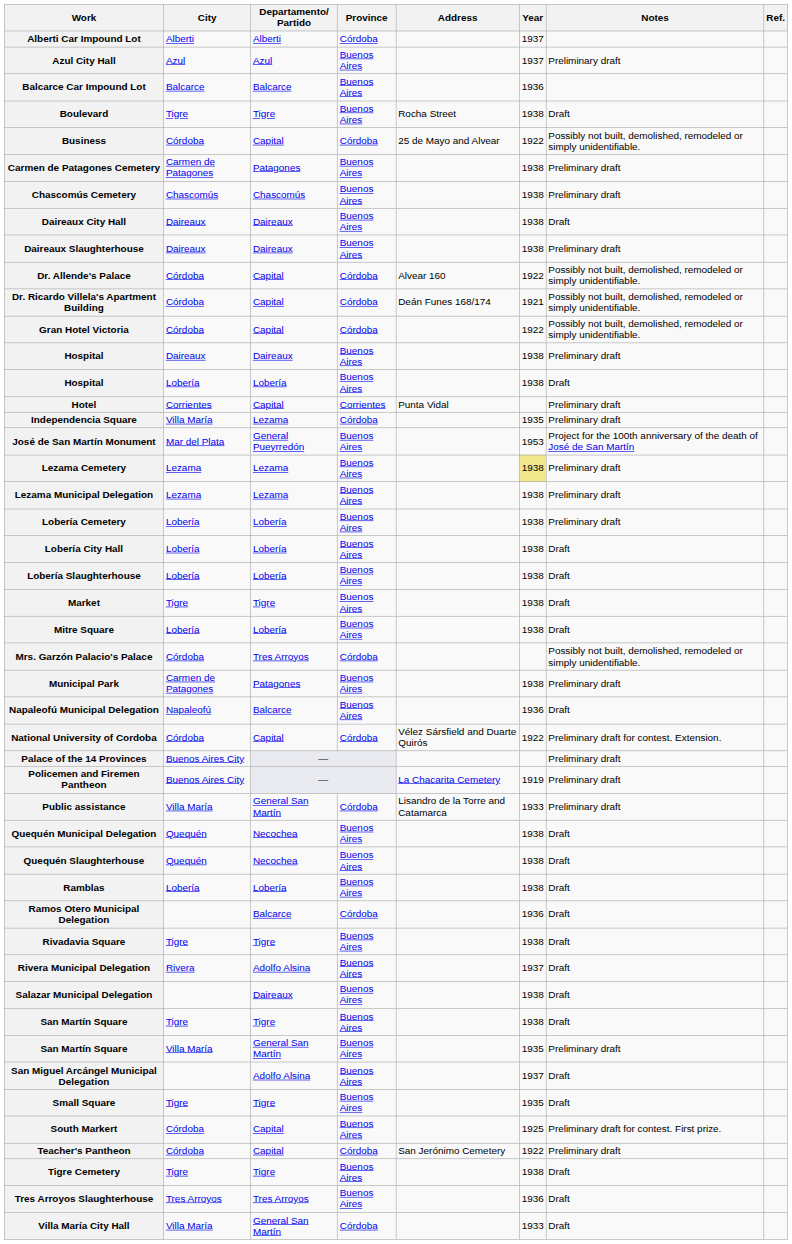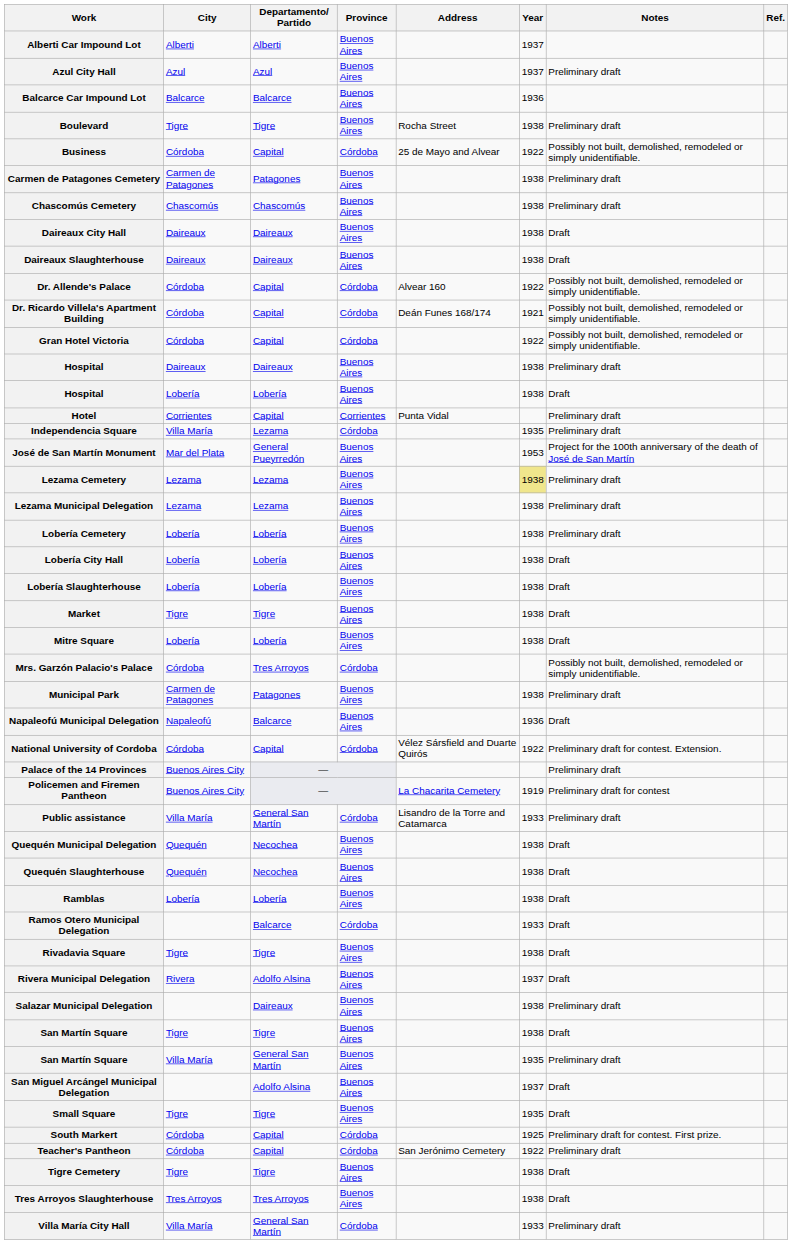(359, 39) Córdoba -> (357, 44) Buenos Aires
(559, 114) Draft -> (584, 125) Preliminary draft
(584, 248) Preliminary draft -> (559, 259) Draft
(584, 780) Preliminary draft -> (609, 791) Preliminary draft for contest
(533, 914) 1936 -> (533, 925) 1933
(559, 995) Draft -> (584, 1006) Preliminary draft
(357, 1129) Buenos Aires -> (359, 1135) Córdoba
(533, 1199) 1936 -> (533, 1199) 1938
(559, 1226) Draft -> (584, 1226) Preliminary draft
